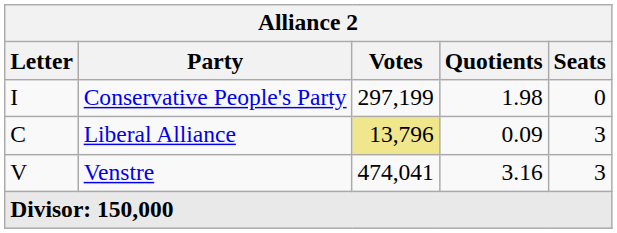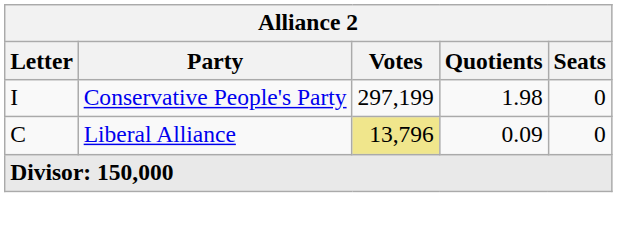(600, 135) 3 -> (600, 135) 0
- row: (119, 172)
